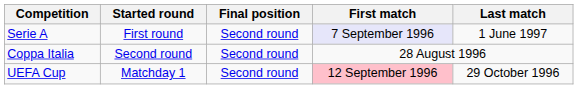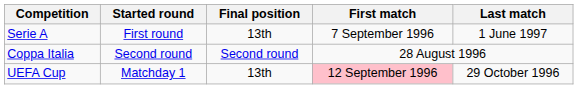(259, 34) Second round -> (259, 34) 13th
(383, 34) lavender background -> (383, 34) no background
(259, 73) Second round -> (259, 73) 13th
